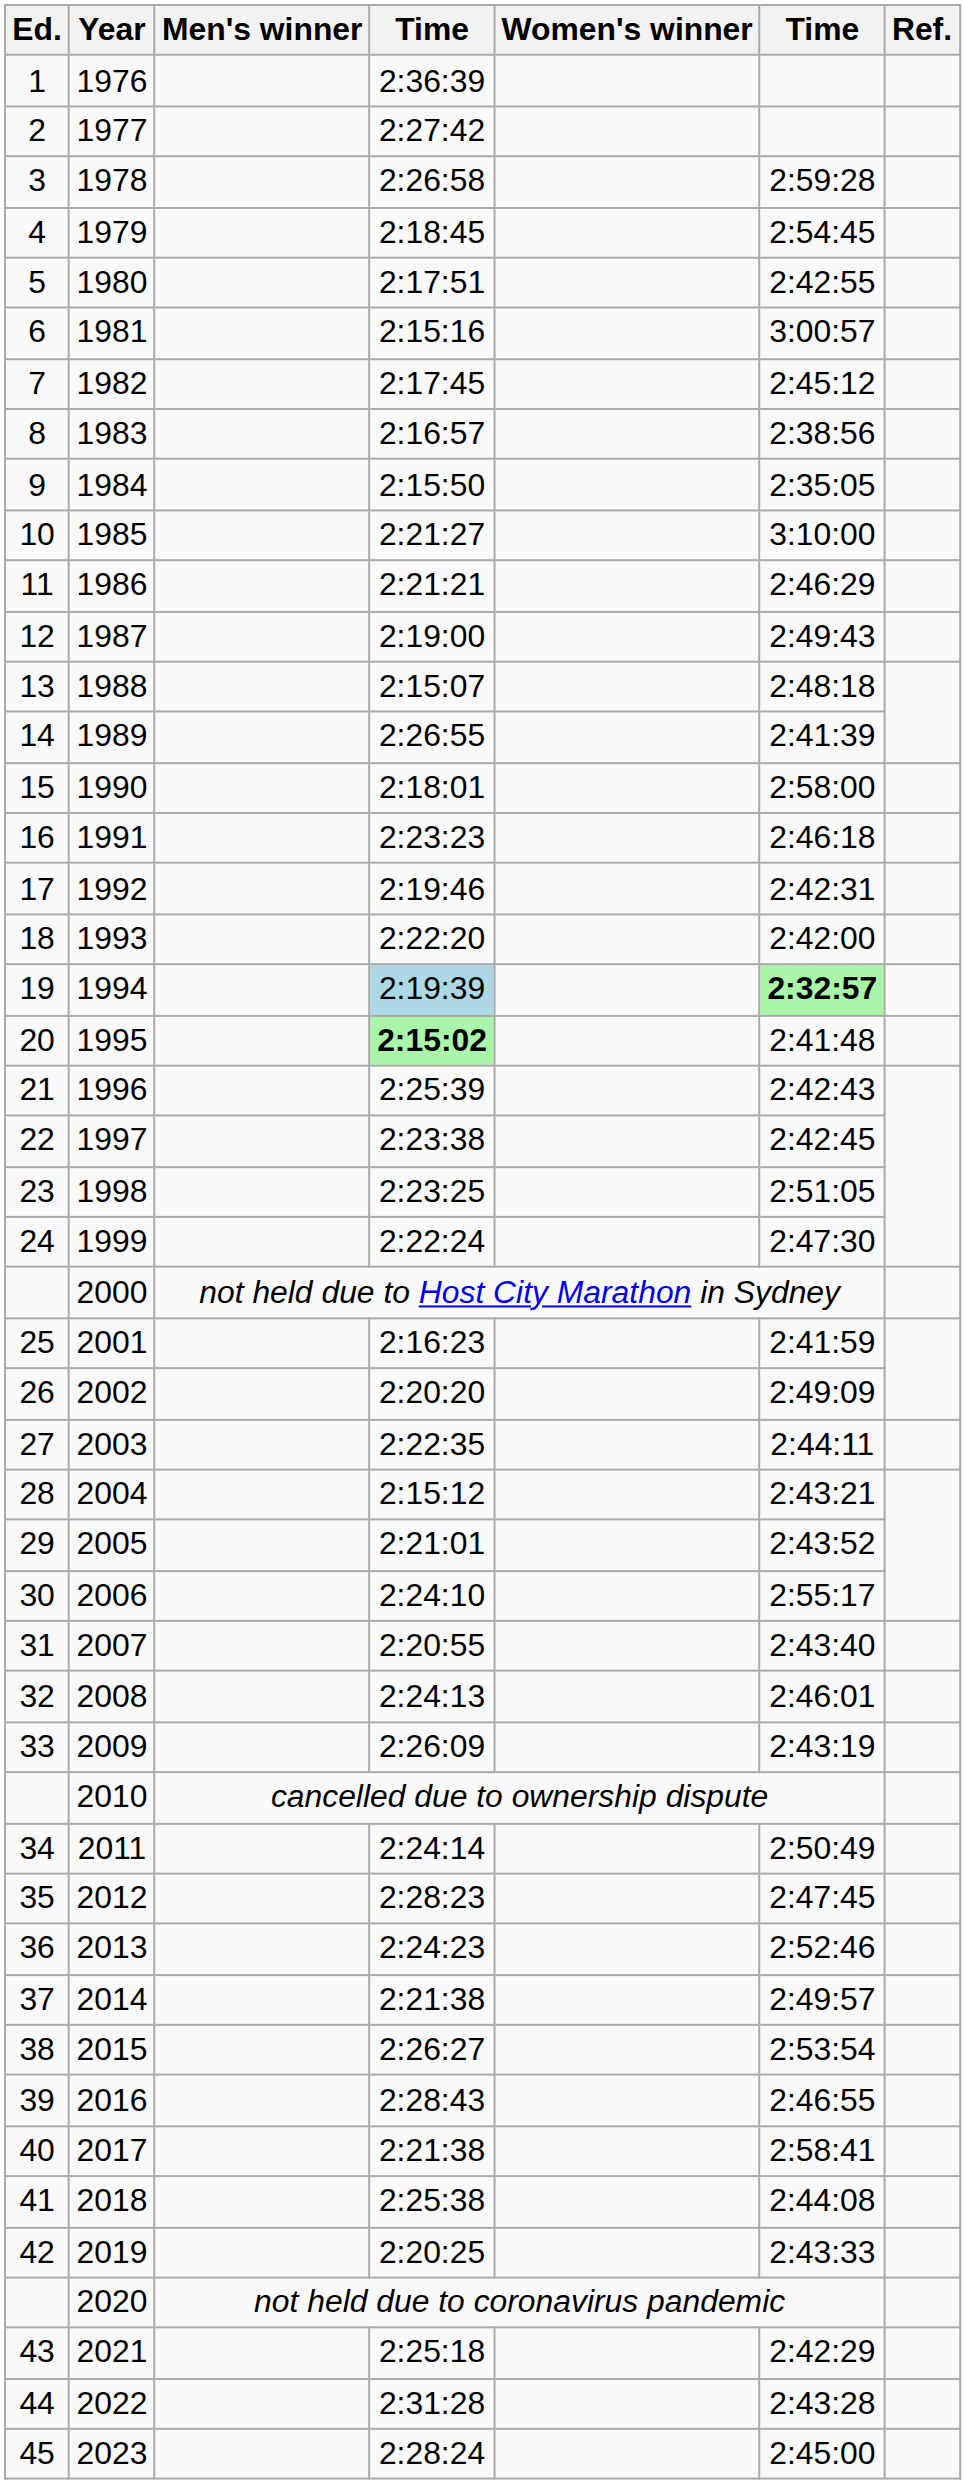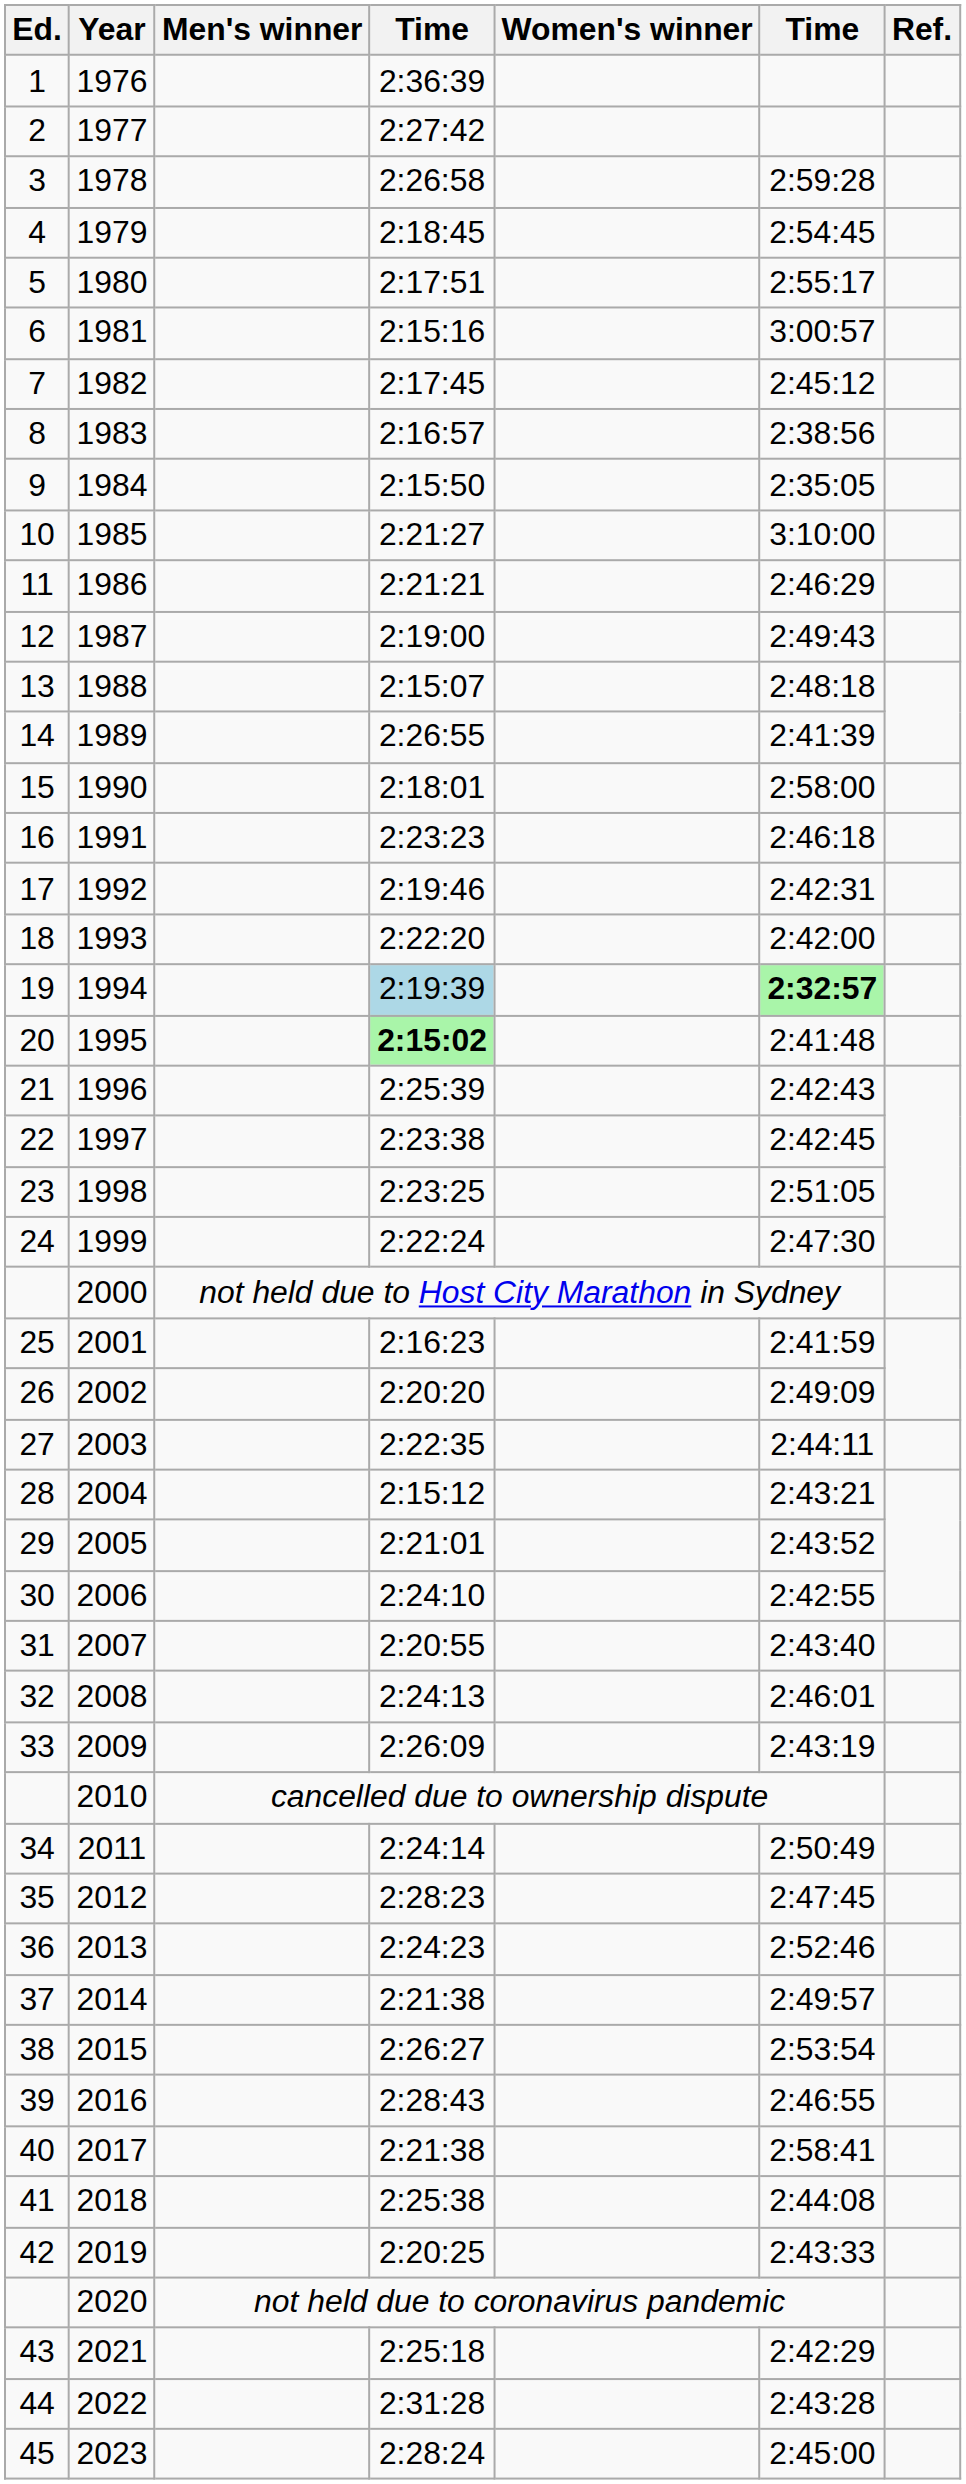(822, 282) 2:42:55 -> (822, 282) 2:55:17
(822, 1595) 2:55:17 -> (822, 1595) 2:42:55
